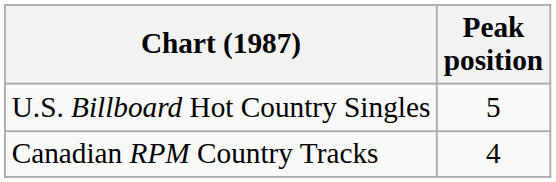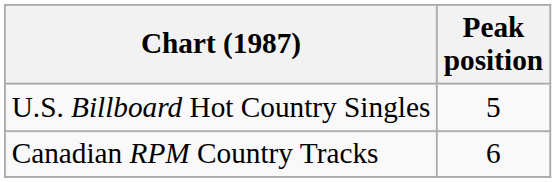(493, 153) 4 -> (493, 153) 6
